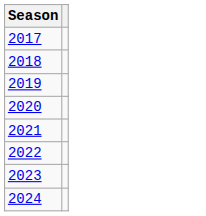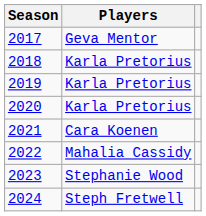+ column: (128, 16)
